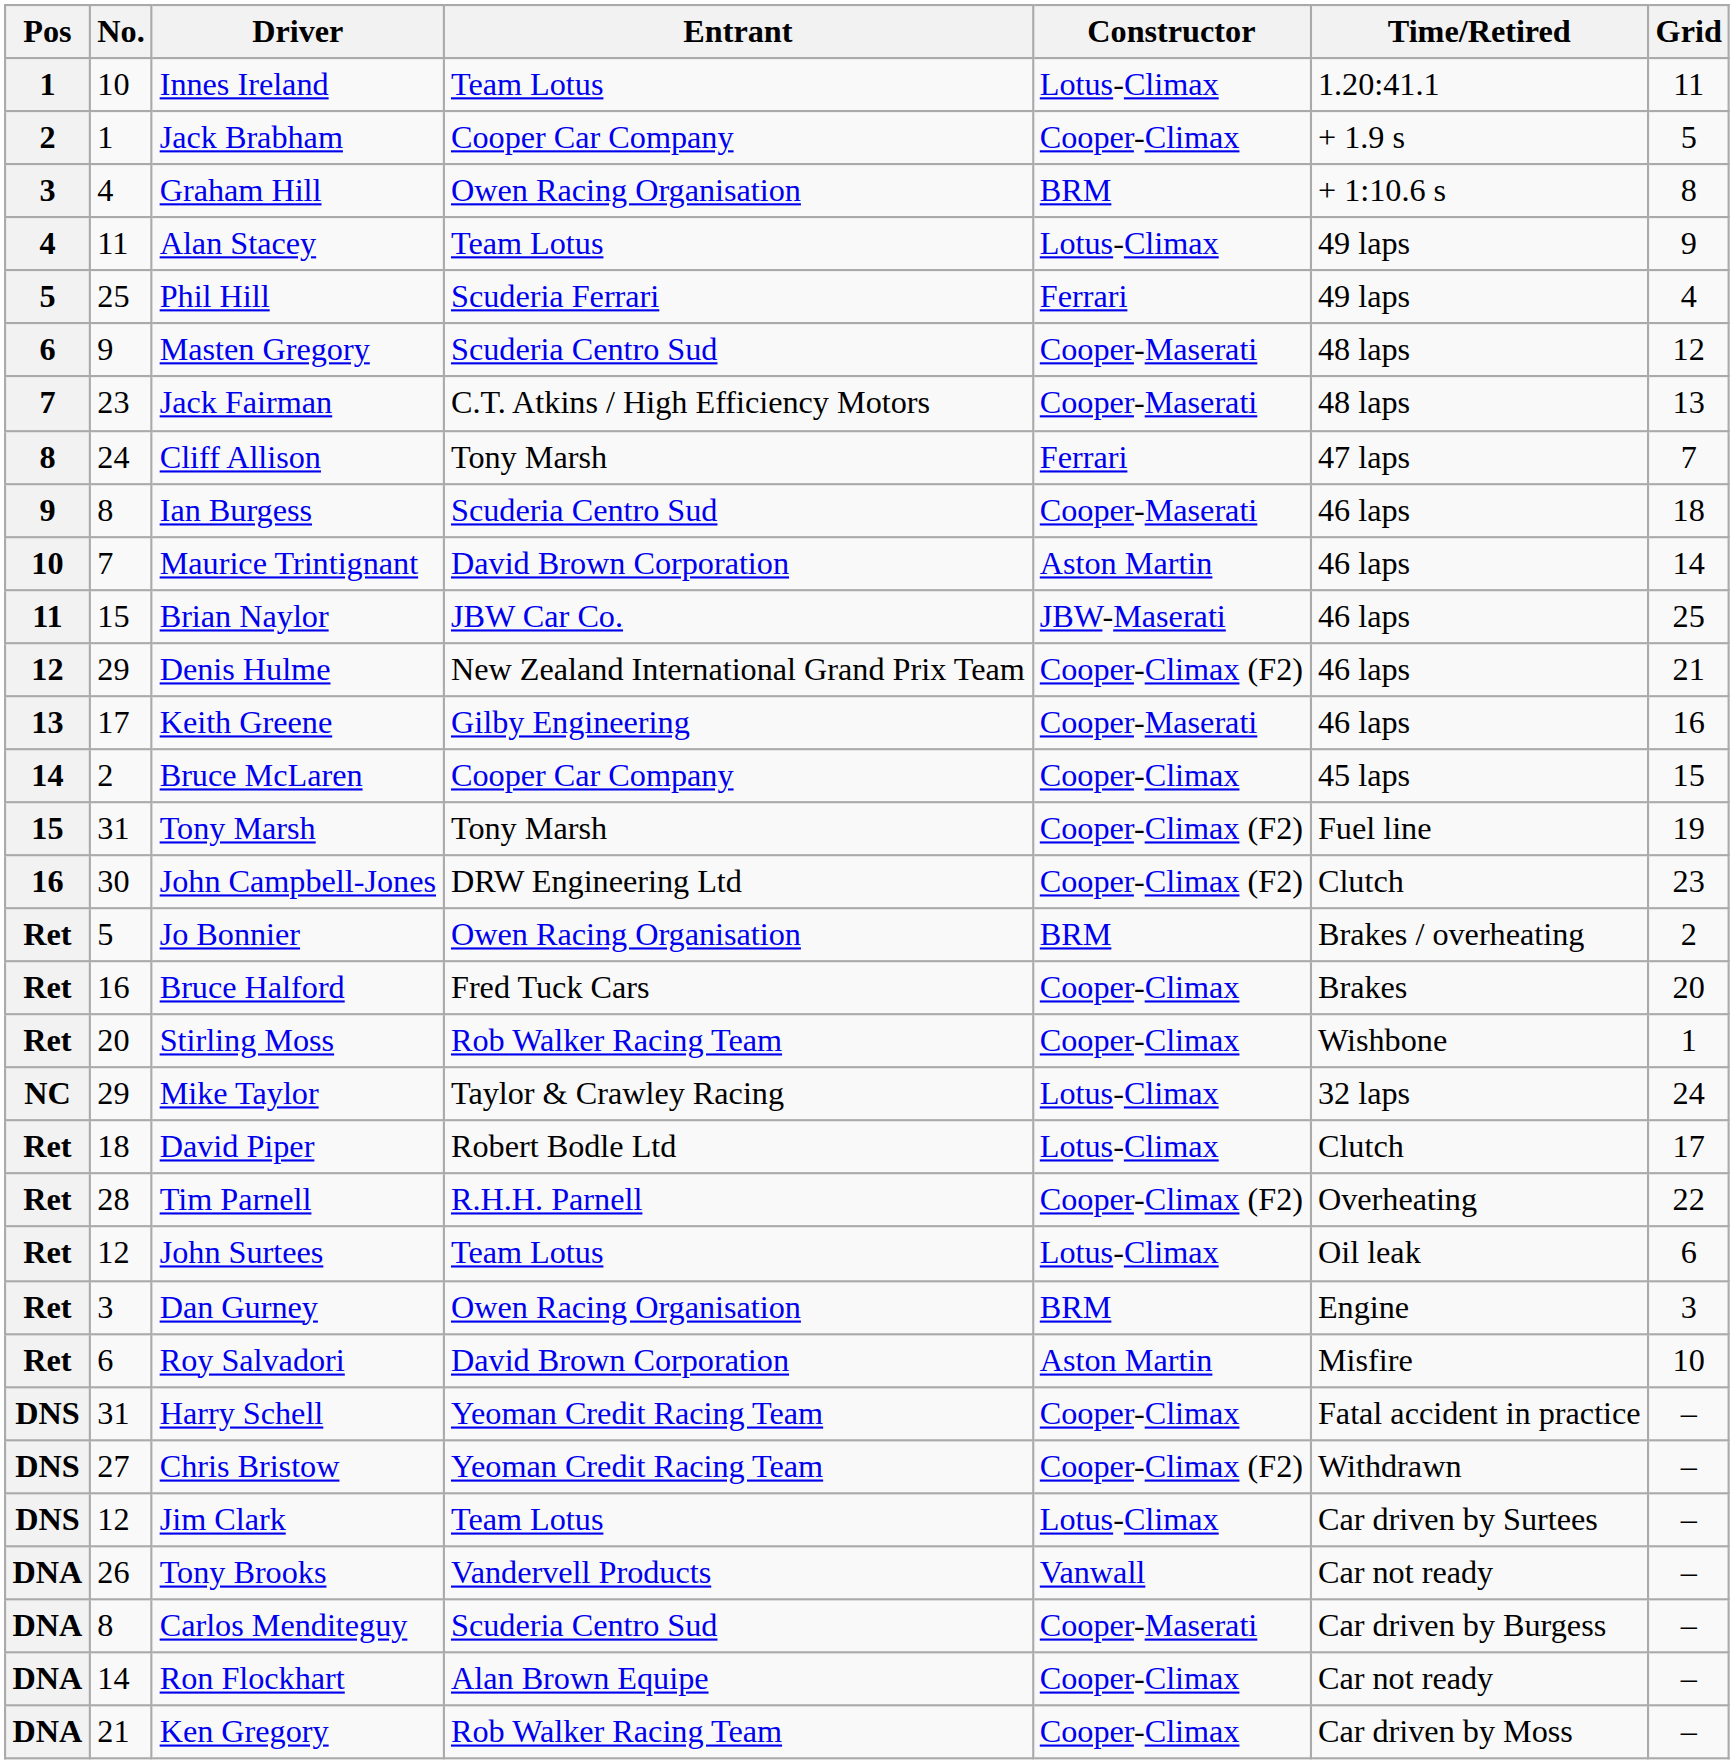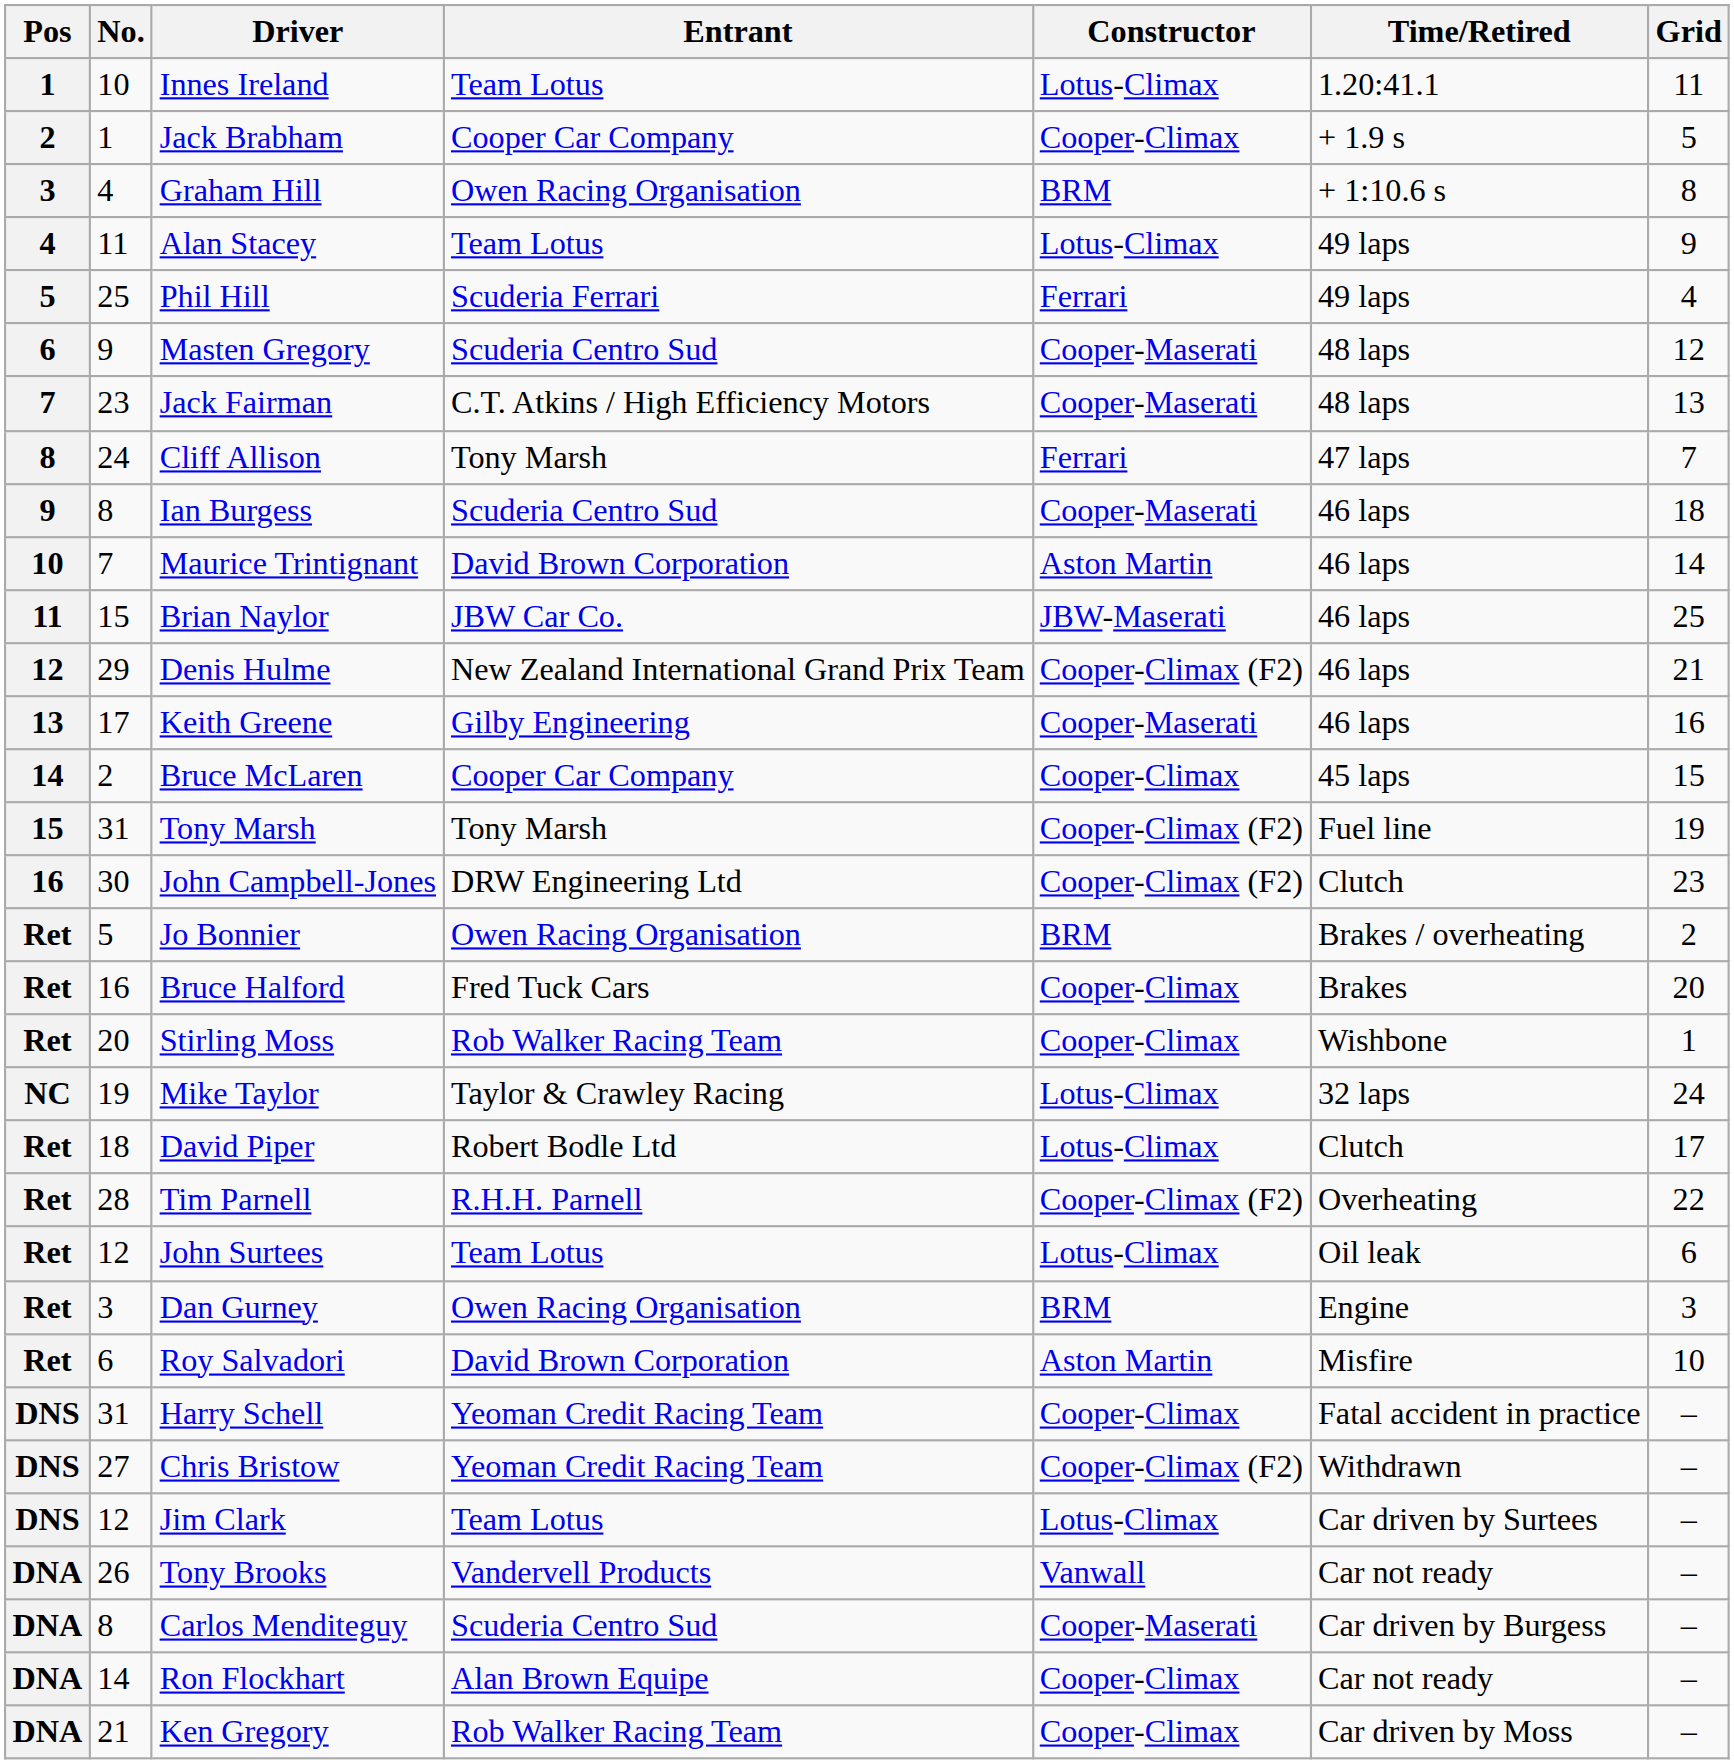(113, 1093) 29 -> (113, 1093) 19
